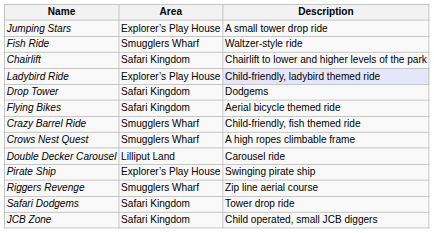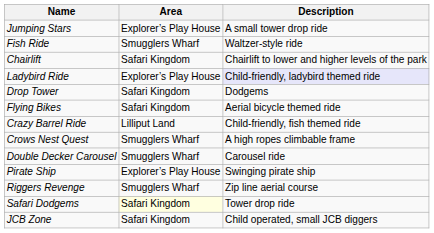(160, 124) Smugglers Wharf -> (148, 124) Lilliput Land
(148, 156) Lilliput Land -> (160, 156) Smugglers Wharf
(156, 204) no background -> (156, 204) lightyellow background
